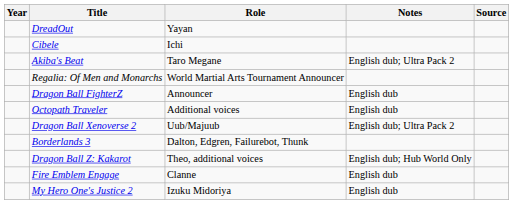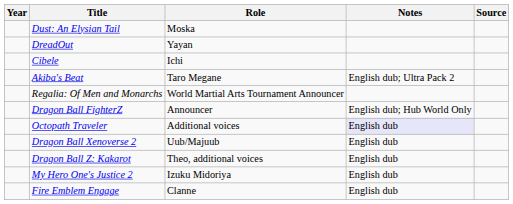+ row: (76, 28)
(373, 93) English dub -> (410, 110) English dub; Hub World Only
(373, 110) no background -> (373, 126) lavender background
(402, 126) English dub; Ultra Pack 2 -> (373, 142) English dub
- row: (61, 142)
(410, 158) English dub; Hub World Only -> (373, 158) English dub
rows swapped: (82, 191) <-> (75, 175)
